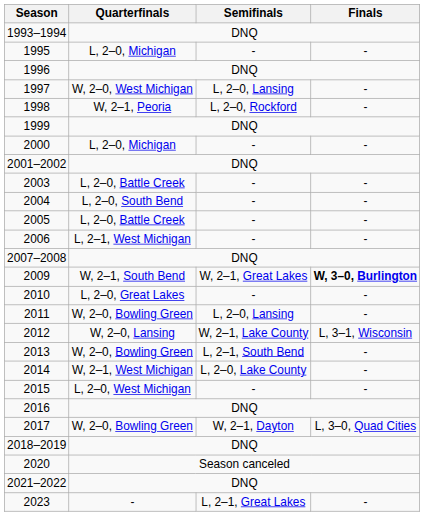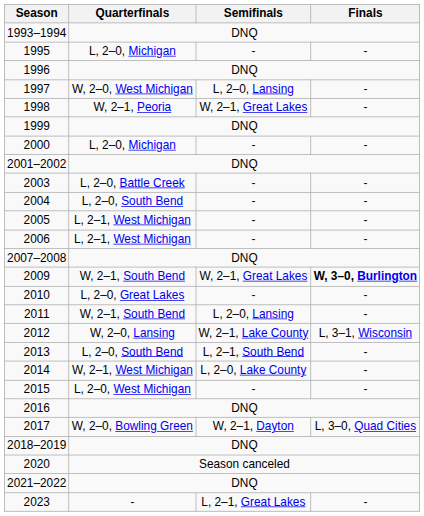(253, 107) L, 2–0, Rockford -> (253, 107) W, 2–1, Great Lakes
(132, 220) L, 2–0, Battle Creek -> (132, 220) L, 2–1, West Michigan
(132, 314) W, 2–0, Bowling Green -> (132, 314) W, 2–1, South Bend
(132, 351) W, 2–0, Bowling Green -> (132, 351) L, 2–0, South Bend
